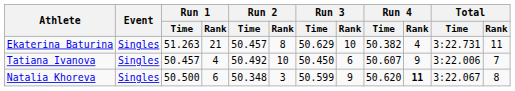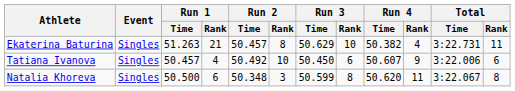(496, 61) 7 -> (496, 61) 6
(350, 77) 9 -> (350, 77) 8
(417, 77) bold -> (417, 77) normal
